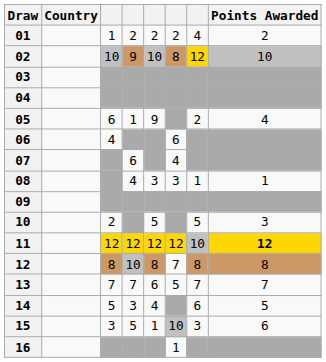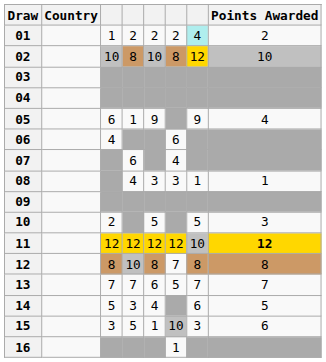(197, 36) no background -> (197, 36) paleturquoise background
(133, 56) 9 -> (133, 56) 8
(197, 119) 2 -> (197, 119) 9
